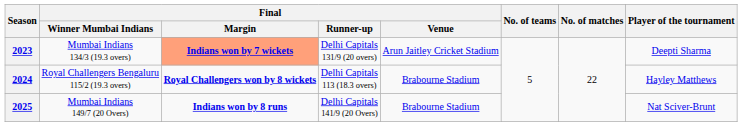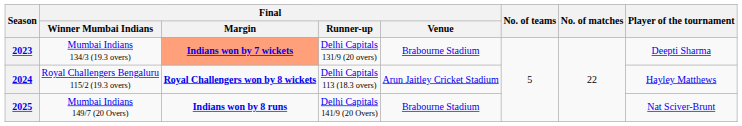(441, 51) Arun Jaitley Cricket Stadium -> (441, 51) Brabourne Stadium
(441, 79) Brabourne Stadium -> (441, 79) Arun Jaitley Cricket Stadium
